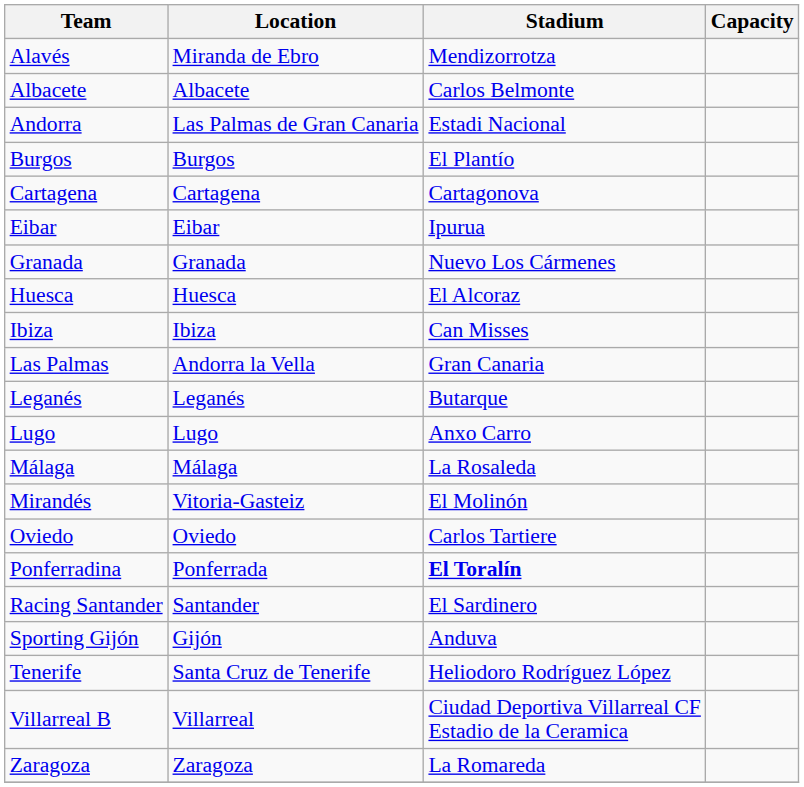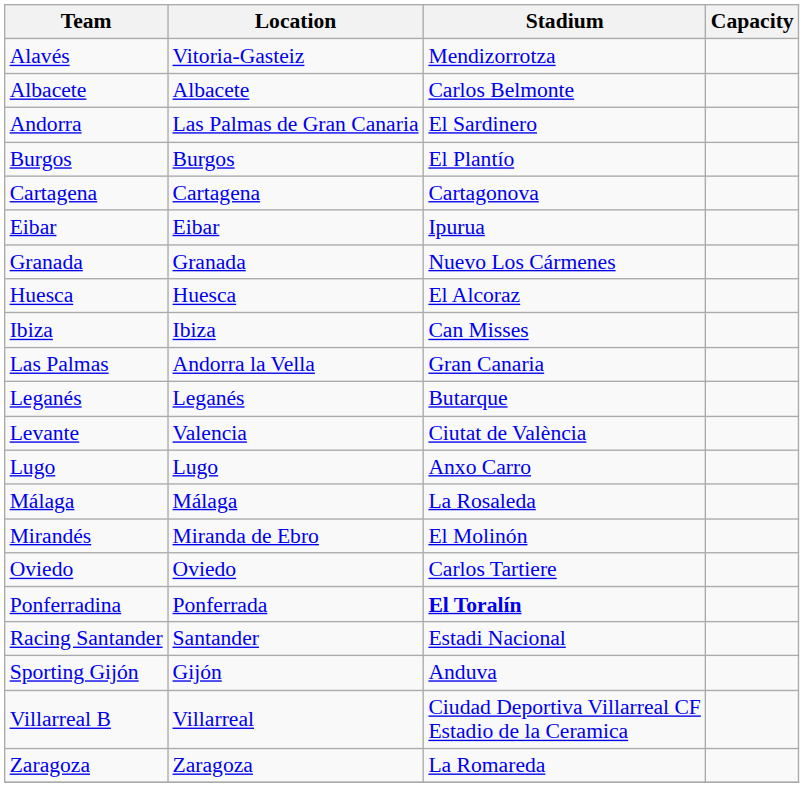(246, 55) Miranda de Ebro -> (238, 55) Vitoria-Gasteiz
(497, 124) Estadi Nacional -> (483, 124) El Sardinero
+ row: (44, 432)
(238, 501) Vitoria-Gasteiz -> (246, 535) Miranda de Ebro
(483, 603) El Sardinero -> (497, 638) Estadi Nacional
- row: (45, 672)
